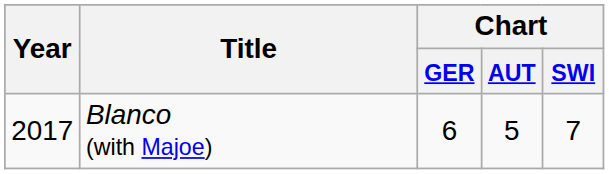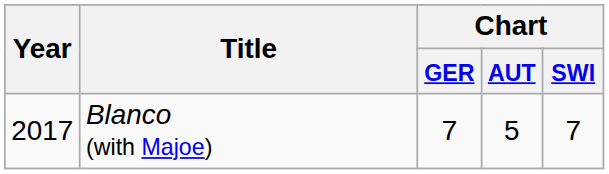(449, 130) 6 -> (449, 130) 7
